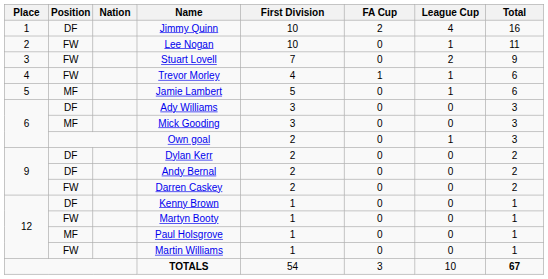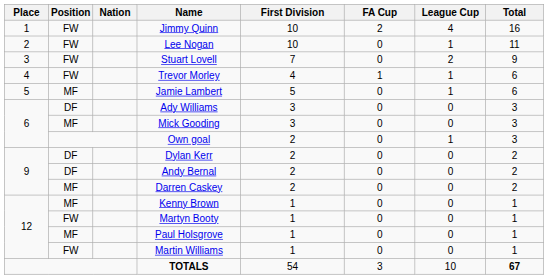(71, 28) DF -> (71, 28) FW
(71, 187) FW -> (71, 187) MF
(71, 203) DF -> (71, 203) MF
